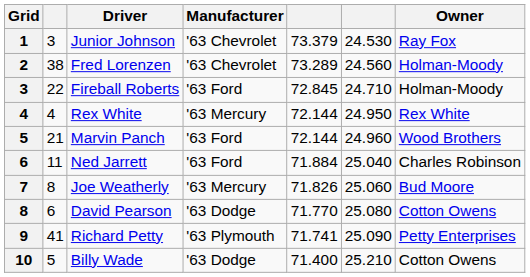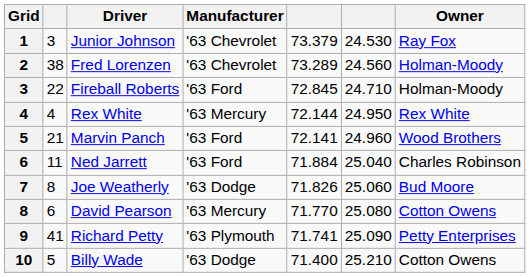(314, 138) 72.144 -> (314, 138) 72.141
(226, 187) '63 Mercury -> (221, 187) '63 Dodge
(221, 211) '63 Dodge -> (226, 211) '63 Mercury
